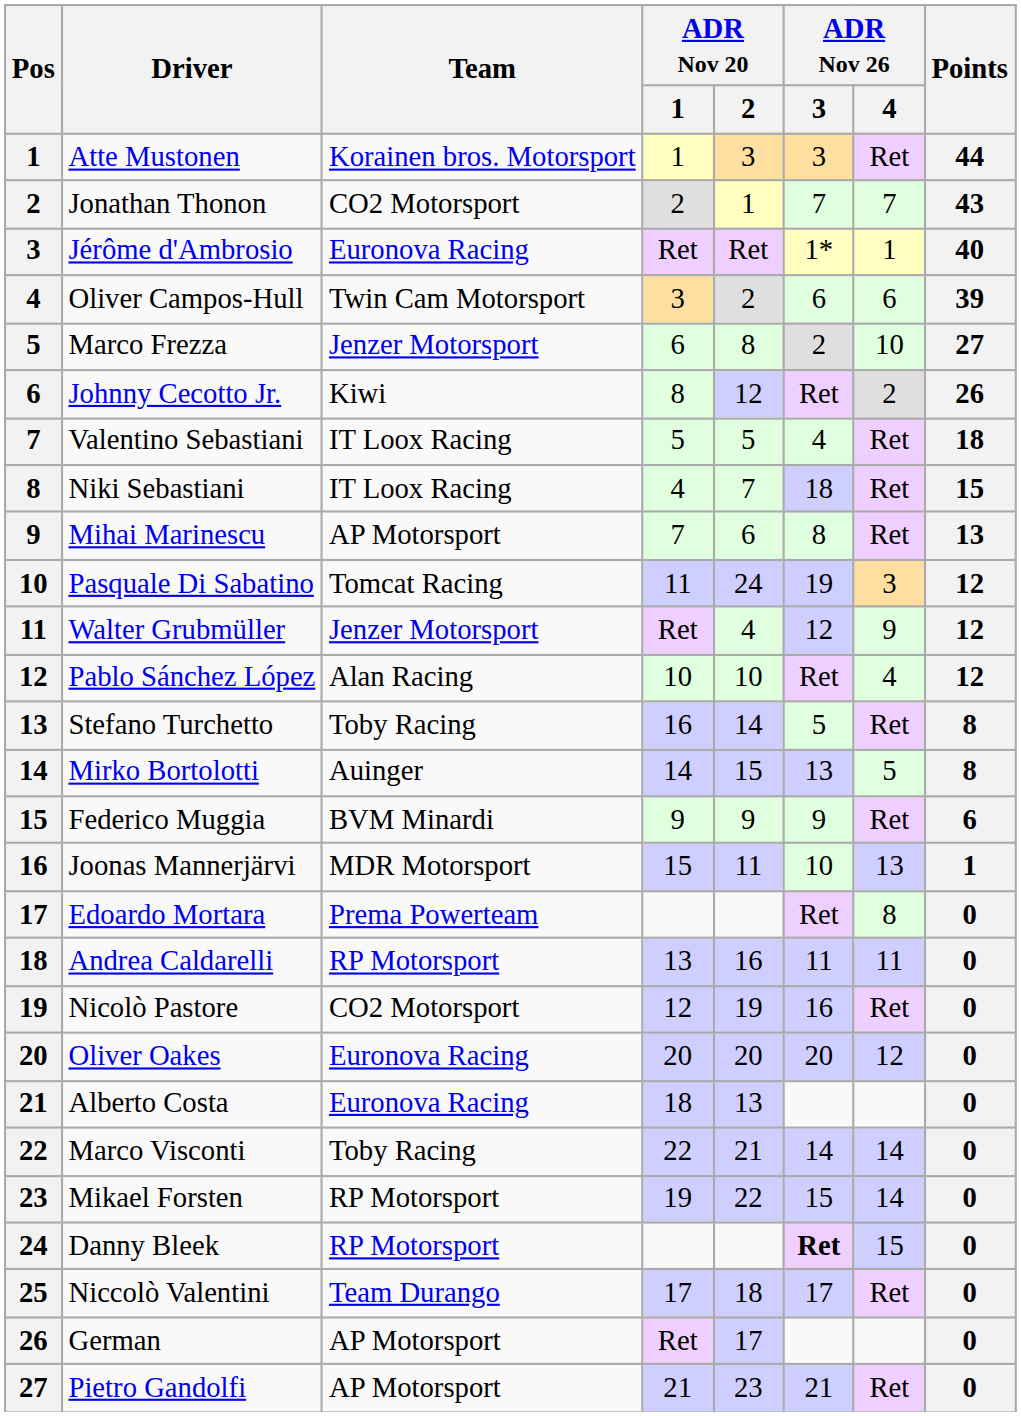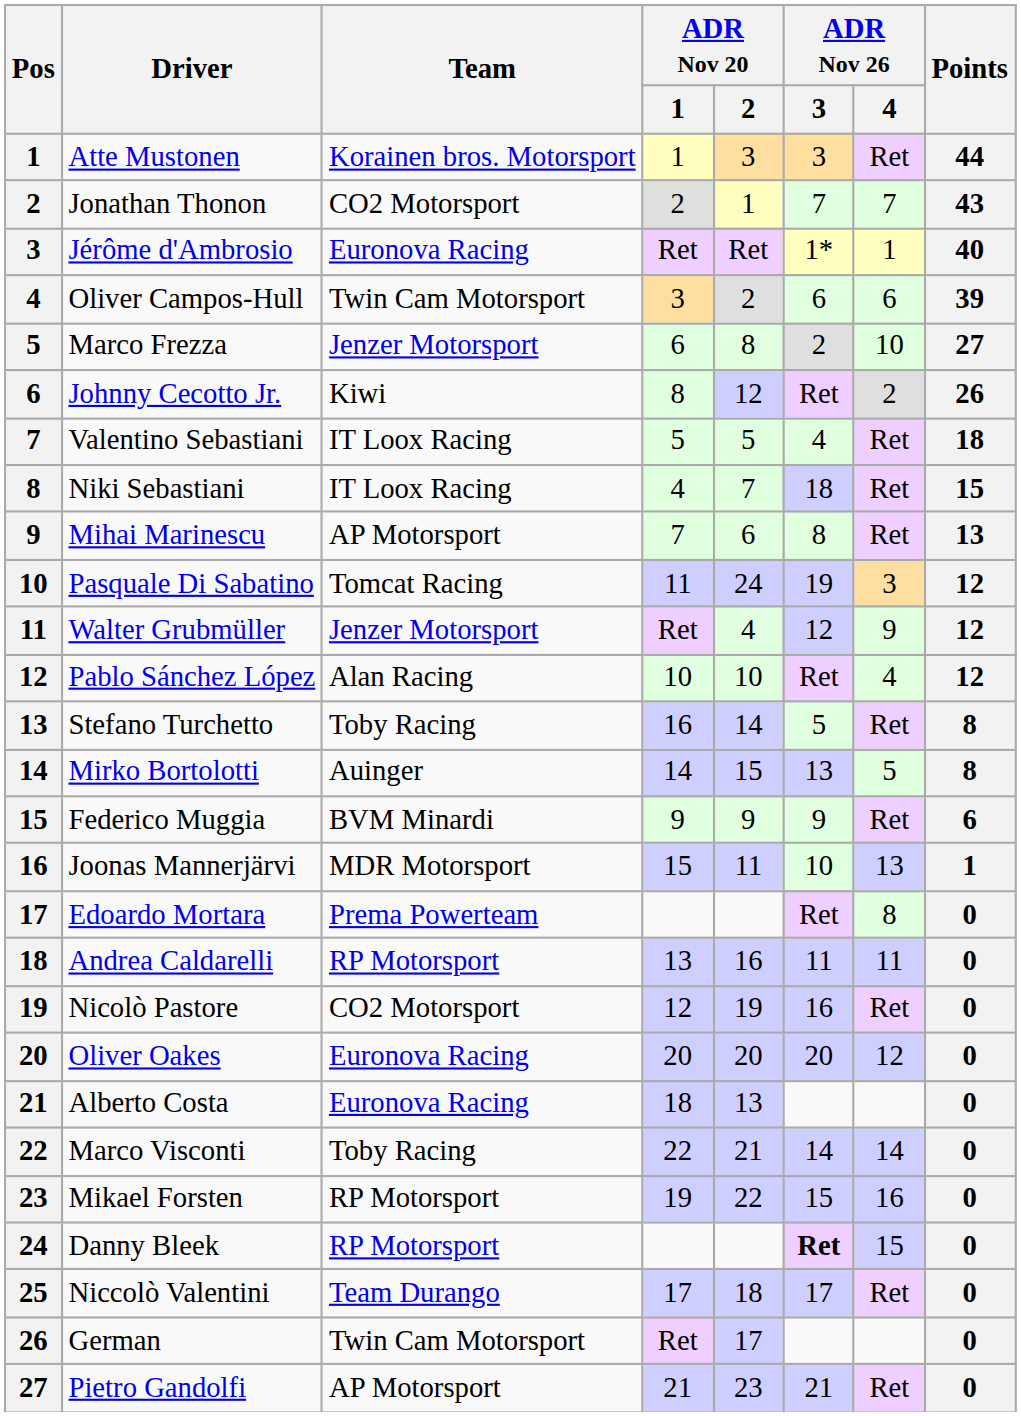(889, 1197) 14 -> (889, 1197) 16
(415, 1339) AP Motorsport -> (457, 1339) Twin Cam Motorsport
